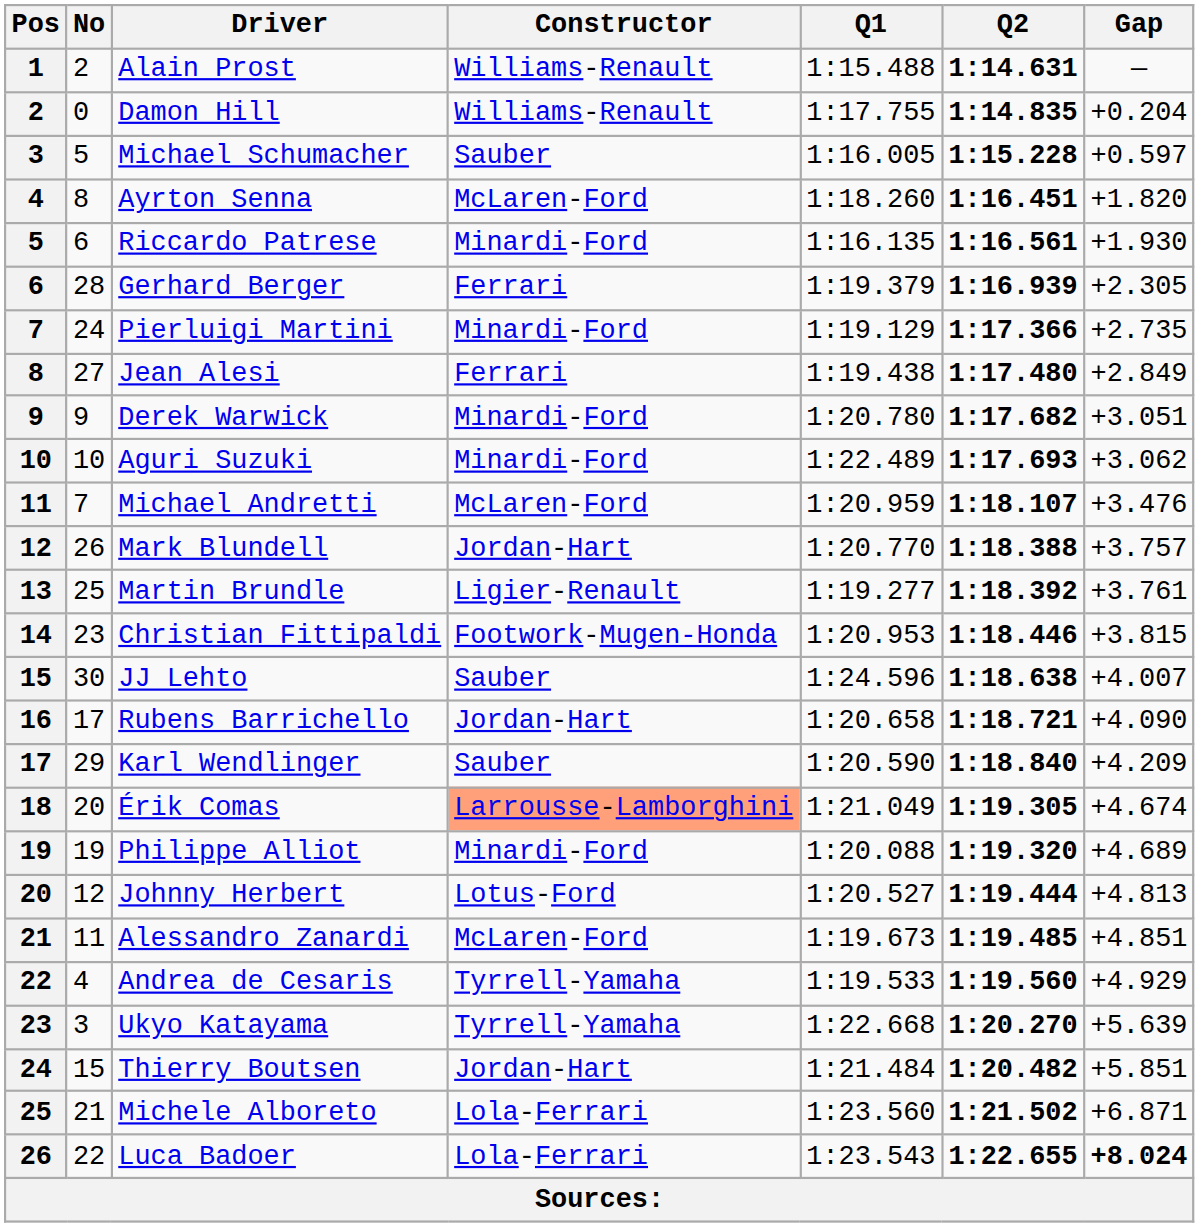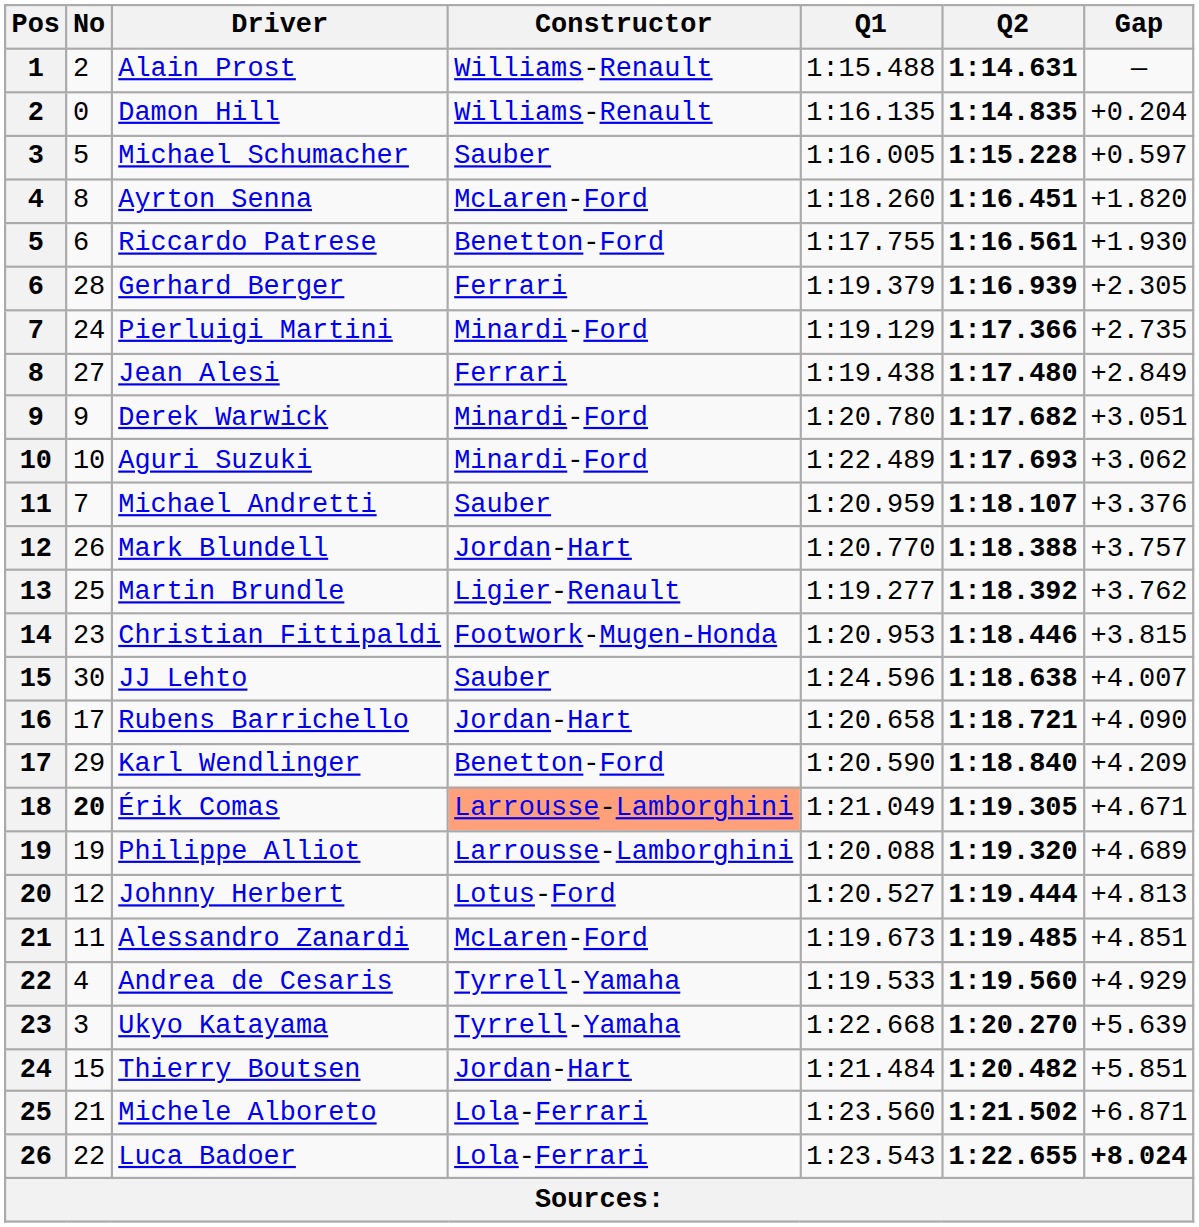(871, 114) 1:17.755 -> (871, 114) 1:16.135
(551, 244) Minardi-Ford -> (559, 244) Benetton-Ford
(871, 244) 1:16.135 -> (871, 244) 1:17.755
(551, 505) McLaren-Ford -> (503, 505) Sauber
(1139, 505) +3.476 -> (1139, 505) +3.376
(1139, 592) +3.761 -> (1139, 592) +3.762
(503, 766) Sauber -> (559, 766) Benetton-Ford
(89, 810) normal -> (89, 810) bold
(1139, 810) +4.674 -> (1139, 810) +4.671
(551, 853) Minardi-Ford -> (624, 853) Larrousse-Lamborghini
